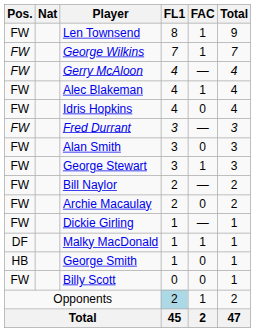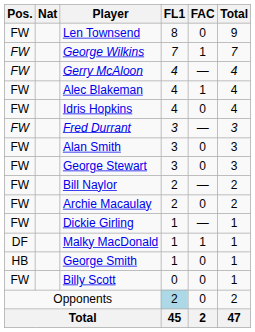(203, 33) 1 -> (203, 33) 0
(203, 166) 1 -> (203, 166) 0
(203, 299) 1 -> (203, 299) 0
